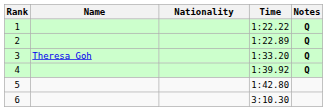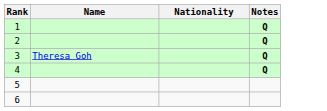- column: (270, 12)
